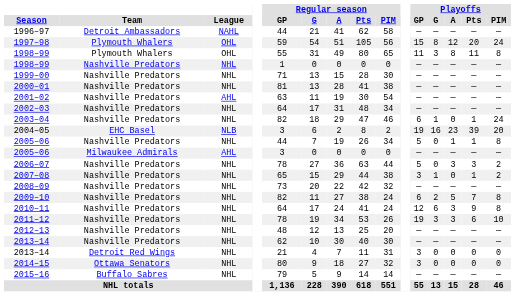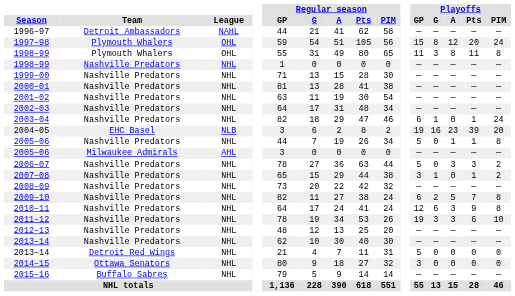(229, 98) AHL -> (229, 98) NHL
(419, 253) 3 -> (419, 253) 5
